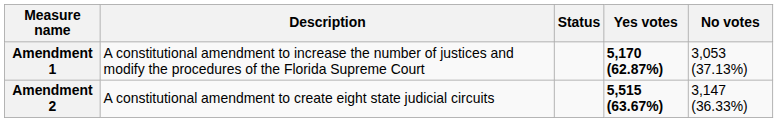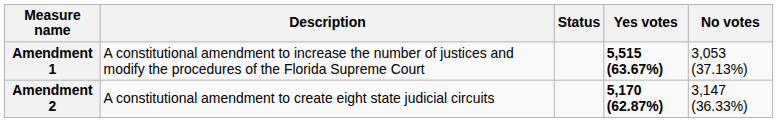(635, 61) 5,170 (62.87%) -> (635, 61) 5,515 (63.67%)
(635, 98) 5,515 (63.67%) -> (635, 98) 5,170 (62.87%)
